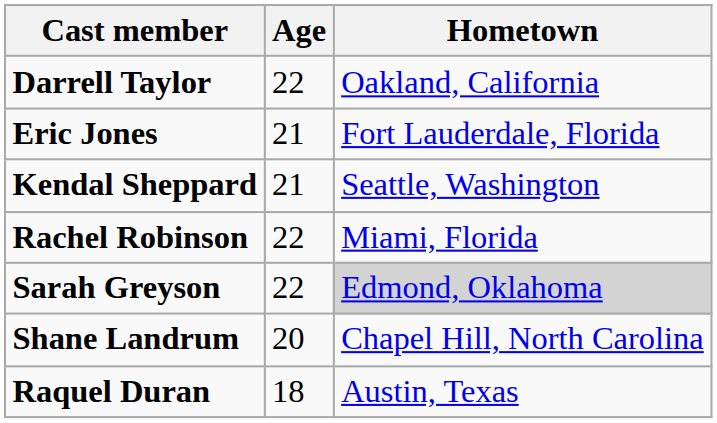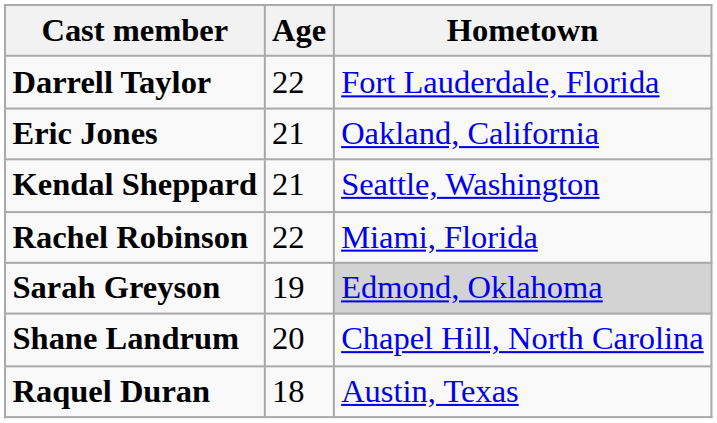(470, 81) Oakland, California -> (500, 81) Fort Lauderdale, Florida
(500, 133) Fort Lauderdale, Florida -> (470, 133) Oakland, California
(288, 287) 22 -> (288, 287) 19
